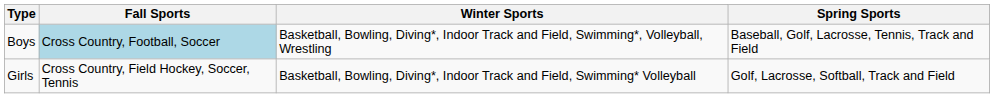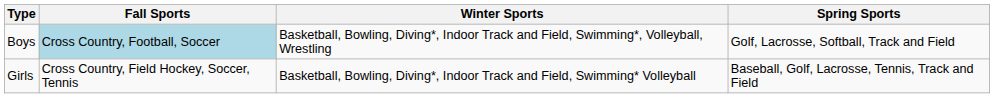(852, 41) Baseball, Golf, Lacrosse, Tennis, Track and Field -> (843, 41) Golf, Lacrosse, Softball, Track and Field
(843, 75) Golf, Lacrosse, Softball, Track and Field -> (852, 75) Baseball, Golf, Lacrosse, Tennis, Track and Field
